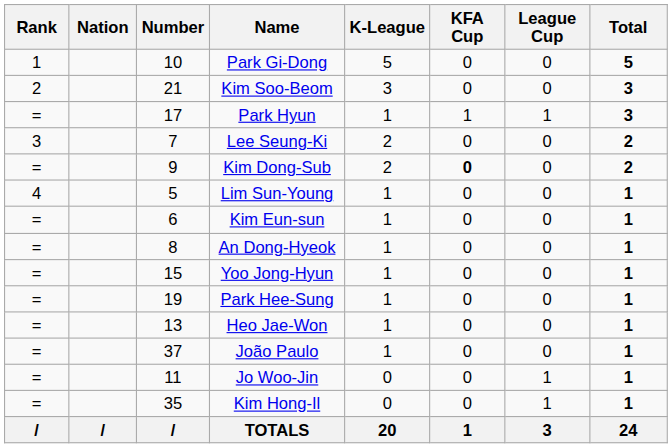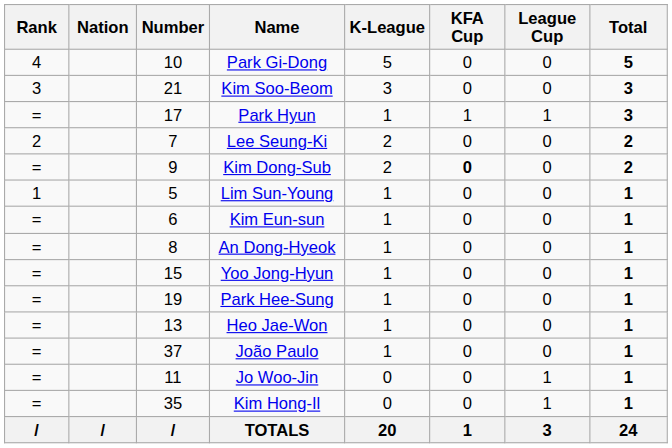(37, 63) 1 -> (37, 63) 4
(37, 89) 2 -> (37, 89) 3
(37, 141) 3 -> (37, 141) 2
(37, 194) 4 -> (37, 194) 1
